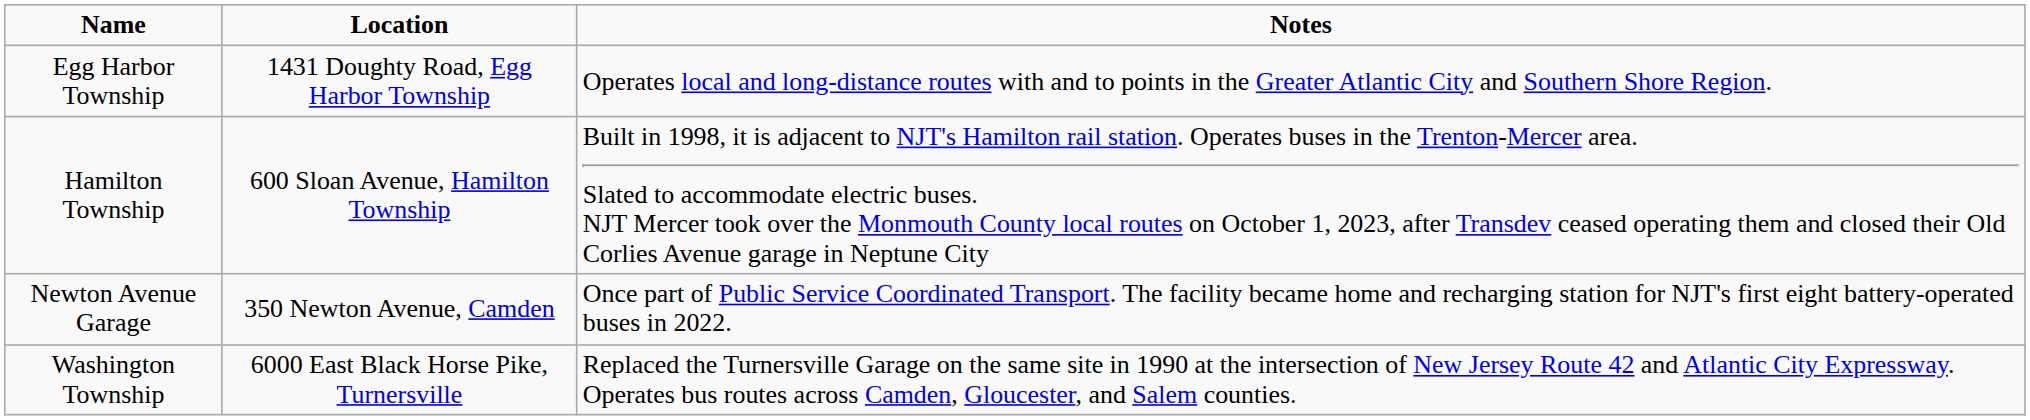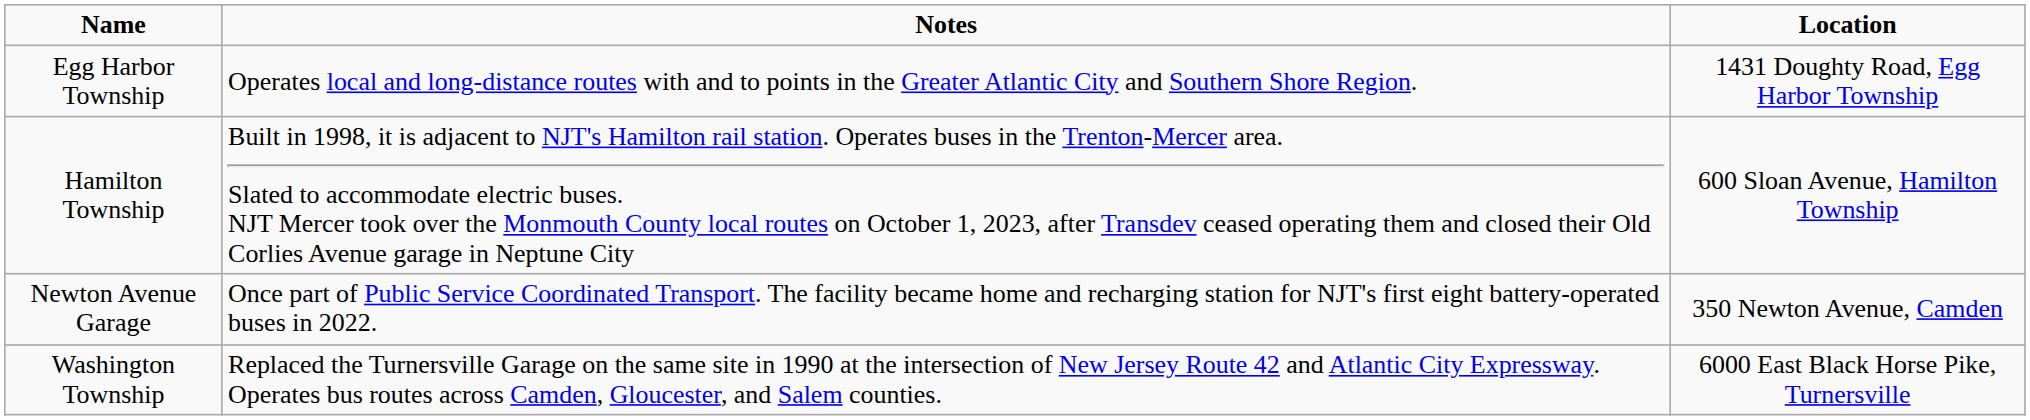columns swapped: (399, 25) <-> (1301, 25)
